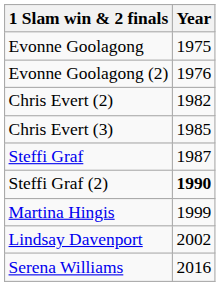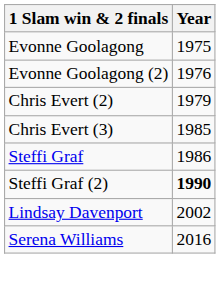(194, 101) 1982 -> (194, 101) 1979
(194, 156) 1987 -> (194, 156) 1986
- row: (62, 211)
